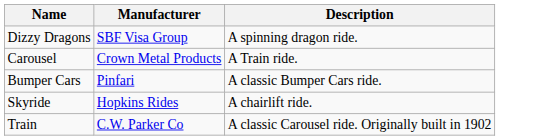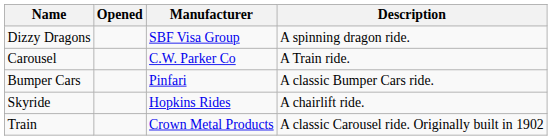+ column: (120, 15)
(159, 59) Crown Metal Products -> (192, 59) C.W. Parker Co
(140, 124) C.W. Parker Co -> (211, 124) Crown Metal Products
